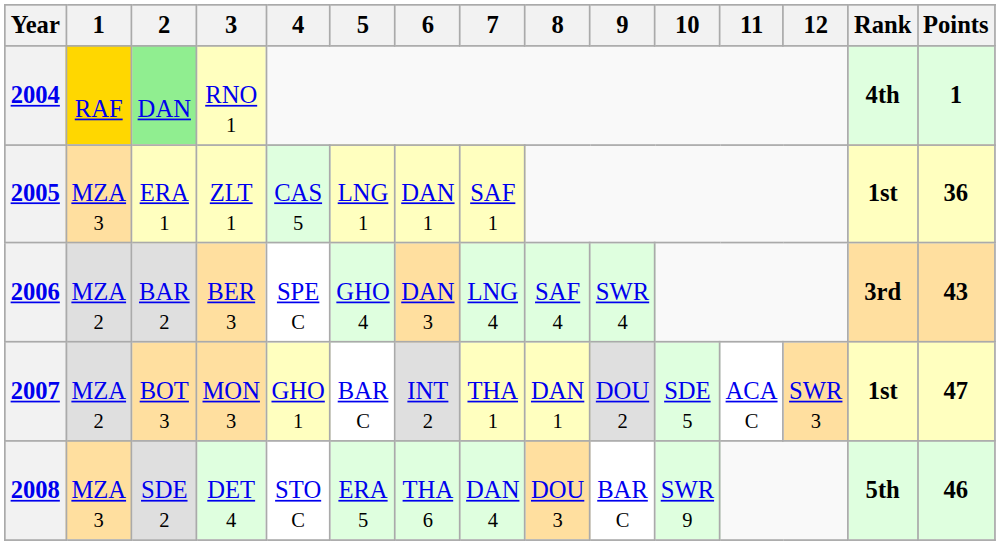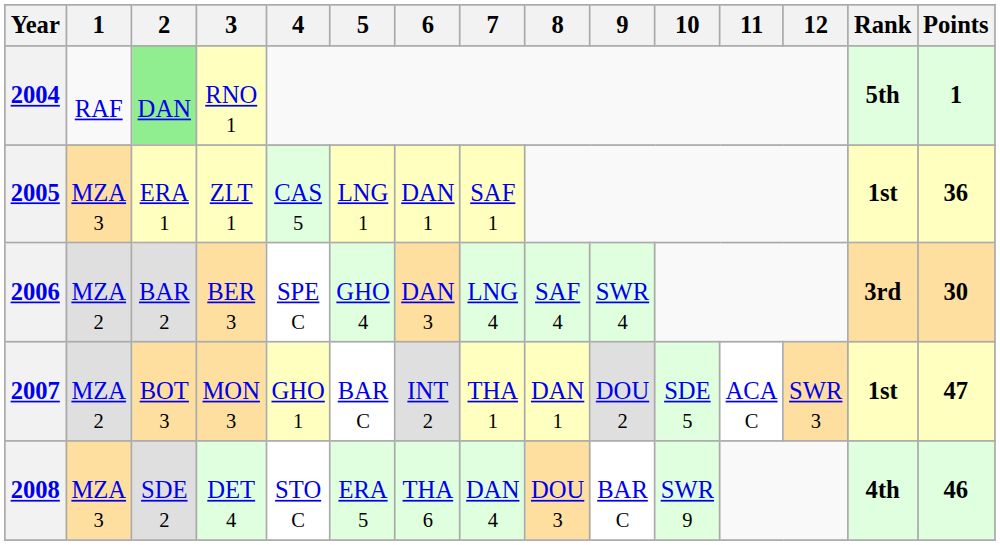(99, 109) gold background -> (99, 109) no background
(883, 94) 4th -> (883, 94) 5th
(956, 292) 43 -> (956, 292) 30
(883, 489) 5th -> (883, 489) 4th
